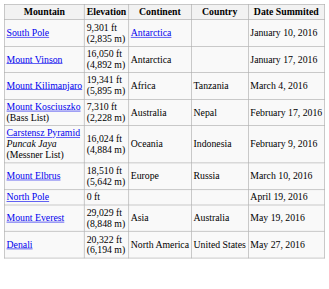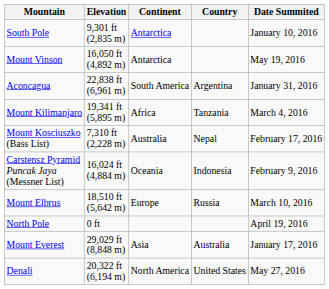(284, 59) January 17, 2016 -> (278, 59) May 19, 2016
+ row: (29, 86)
(278, 218) May 19, 2016 -> (284, 244) January 17, 2016
